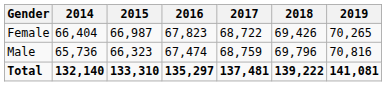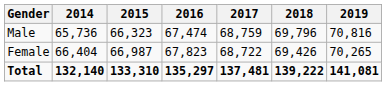rows swapped: (28, 33) <-> (21, 52)
